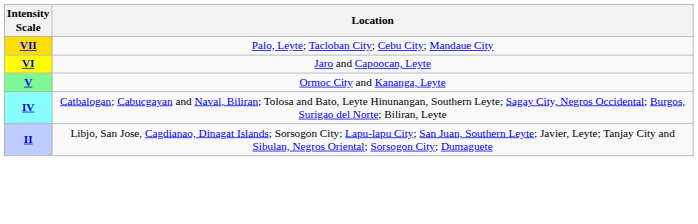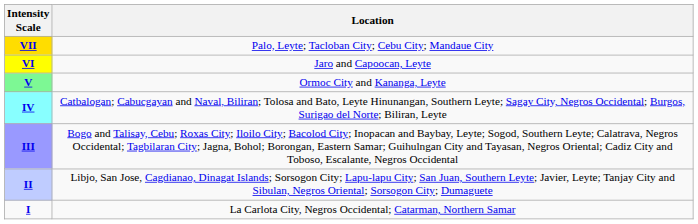+ row: (28, 146)
+ row: (28, 210)
